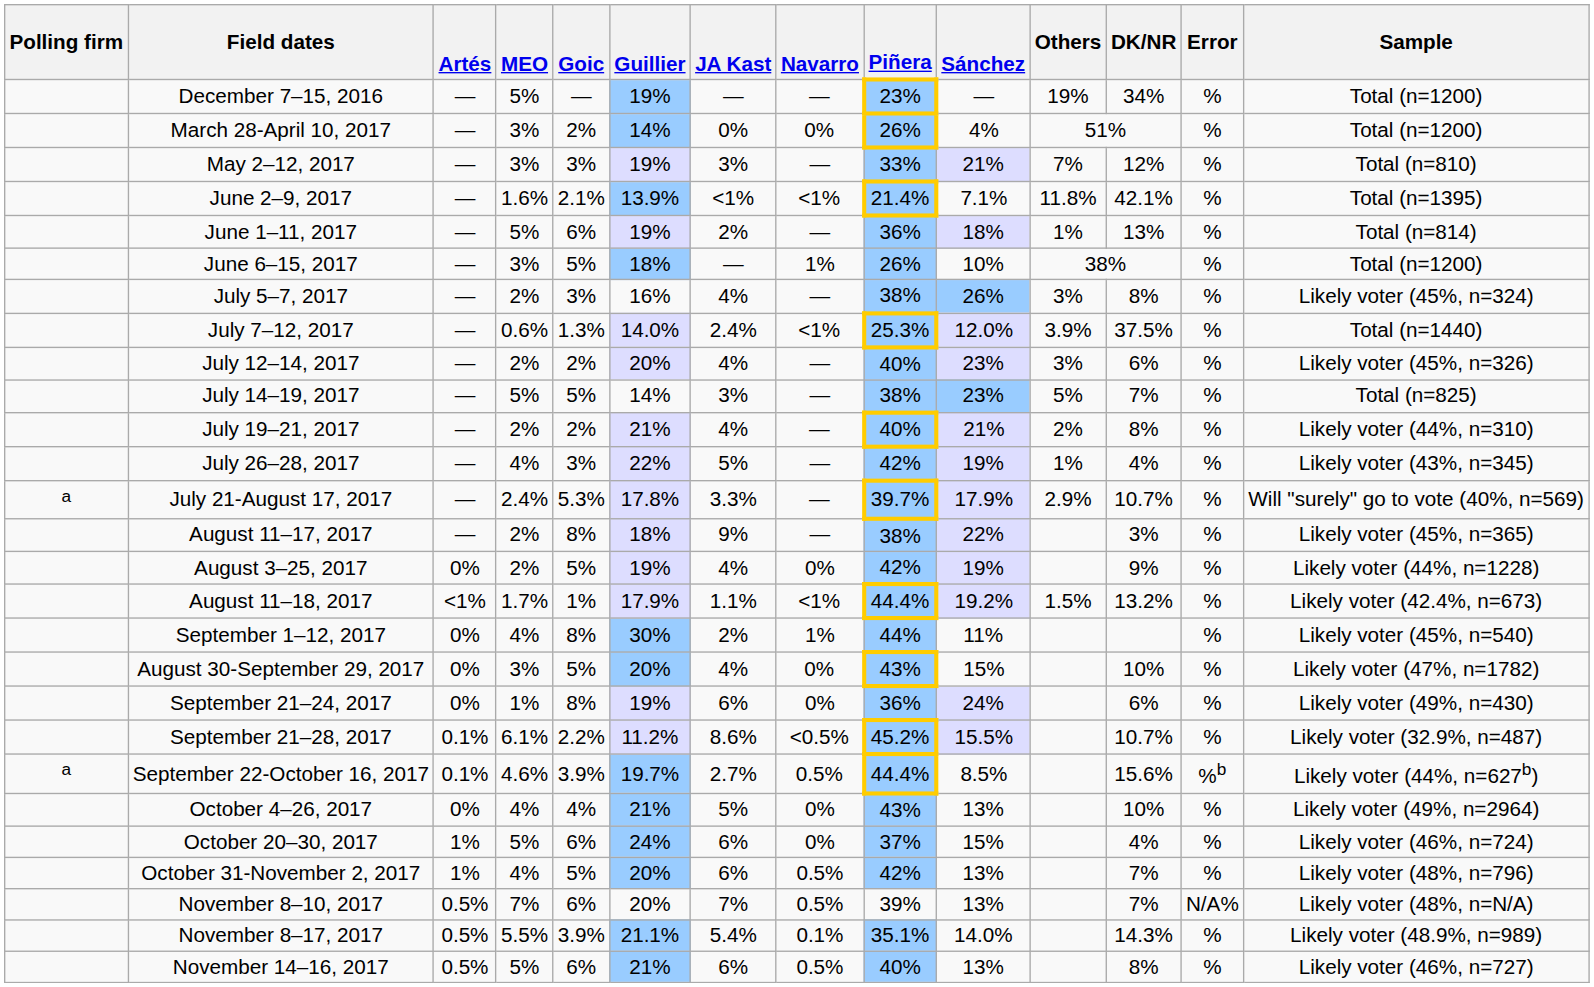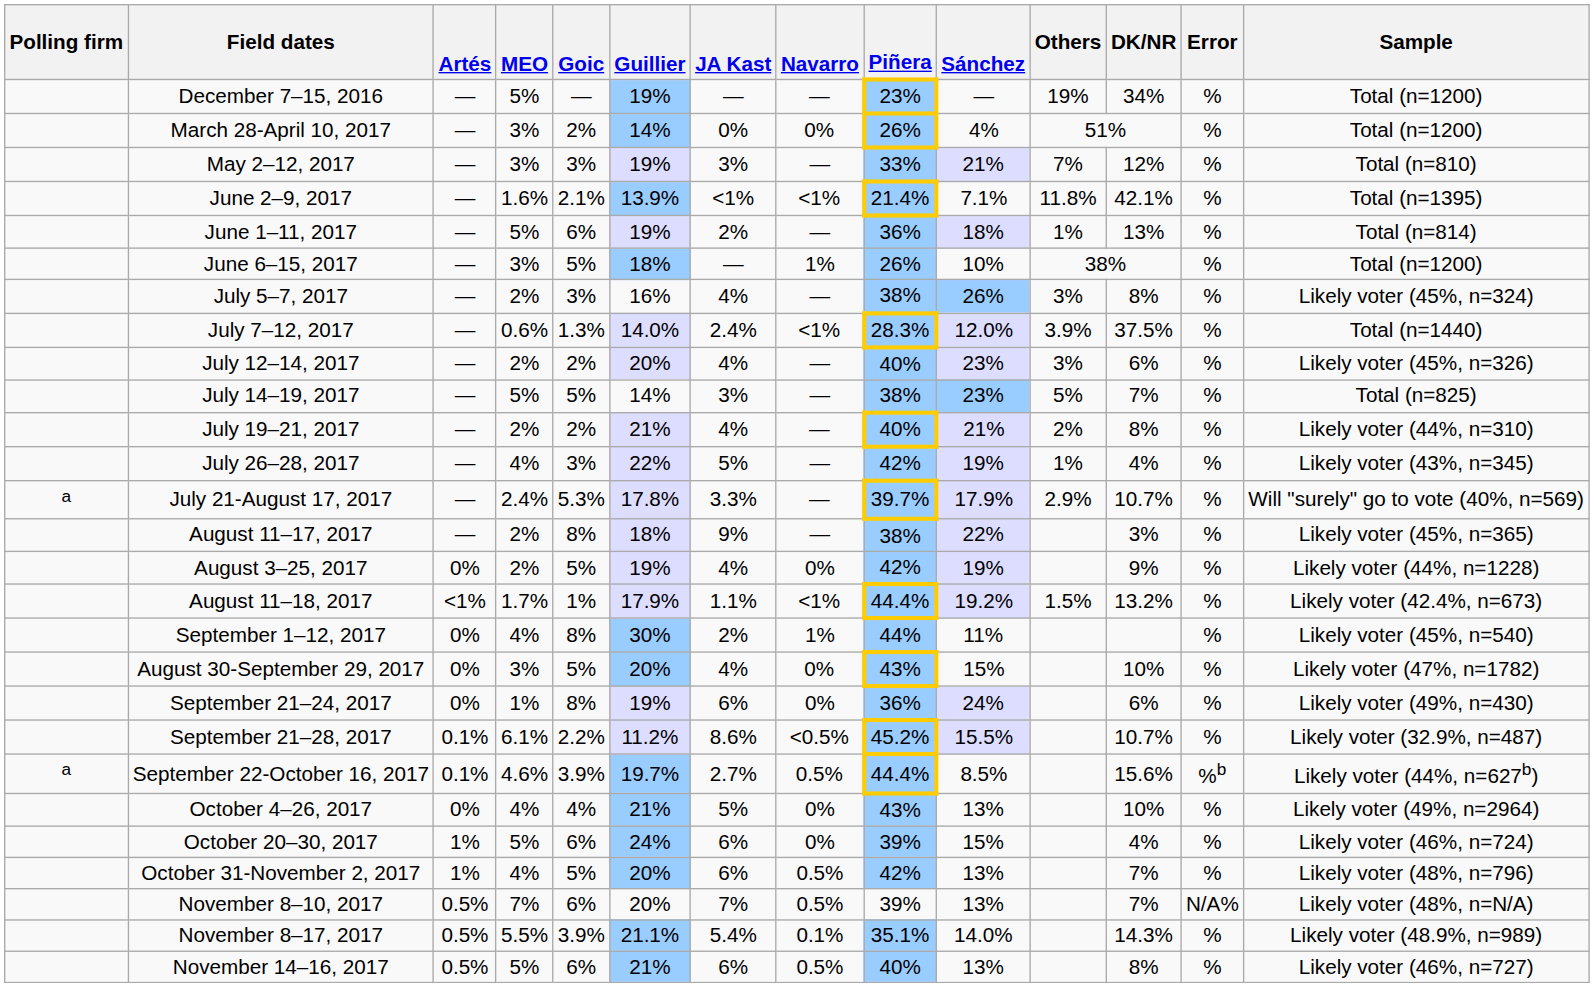(900, 329) 25.3% -> (900, 329) 28.3%
(900, 841) 37% -> (900, 841) 39%
